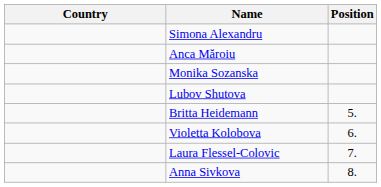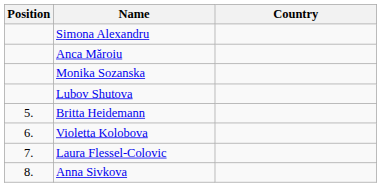columns swapped: (352, 14) <-> (85, 14)
